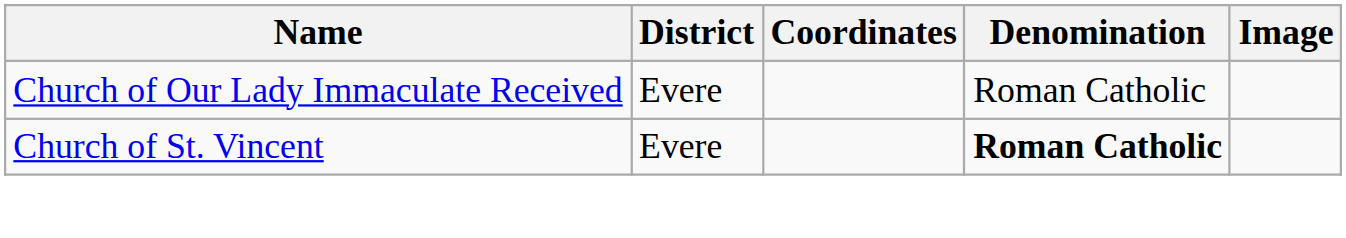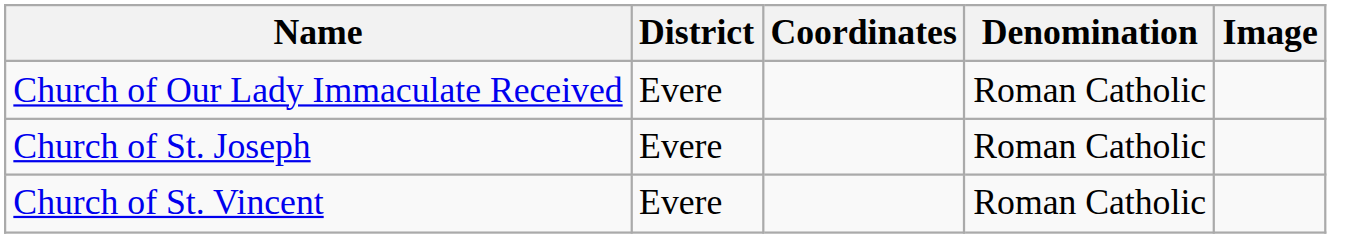+ row: (162, 145)
(1098, 145) bold -> (1090, 202) normal
